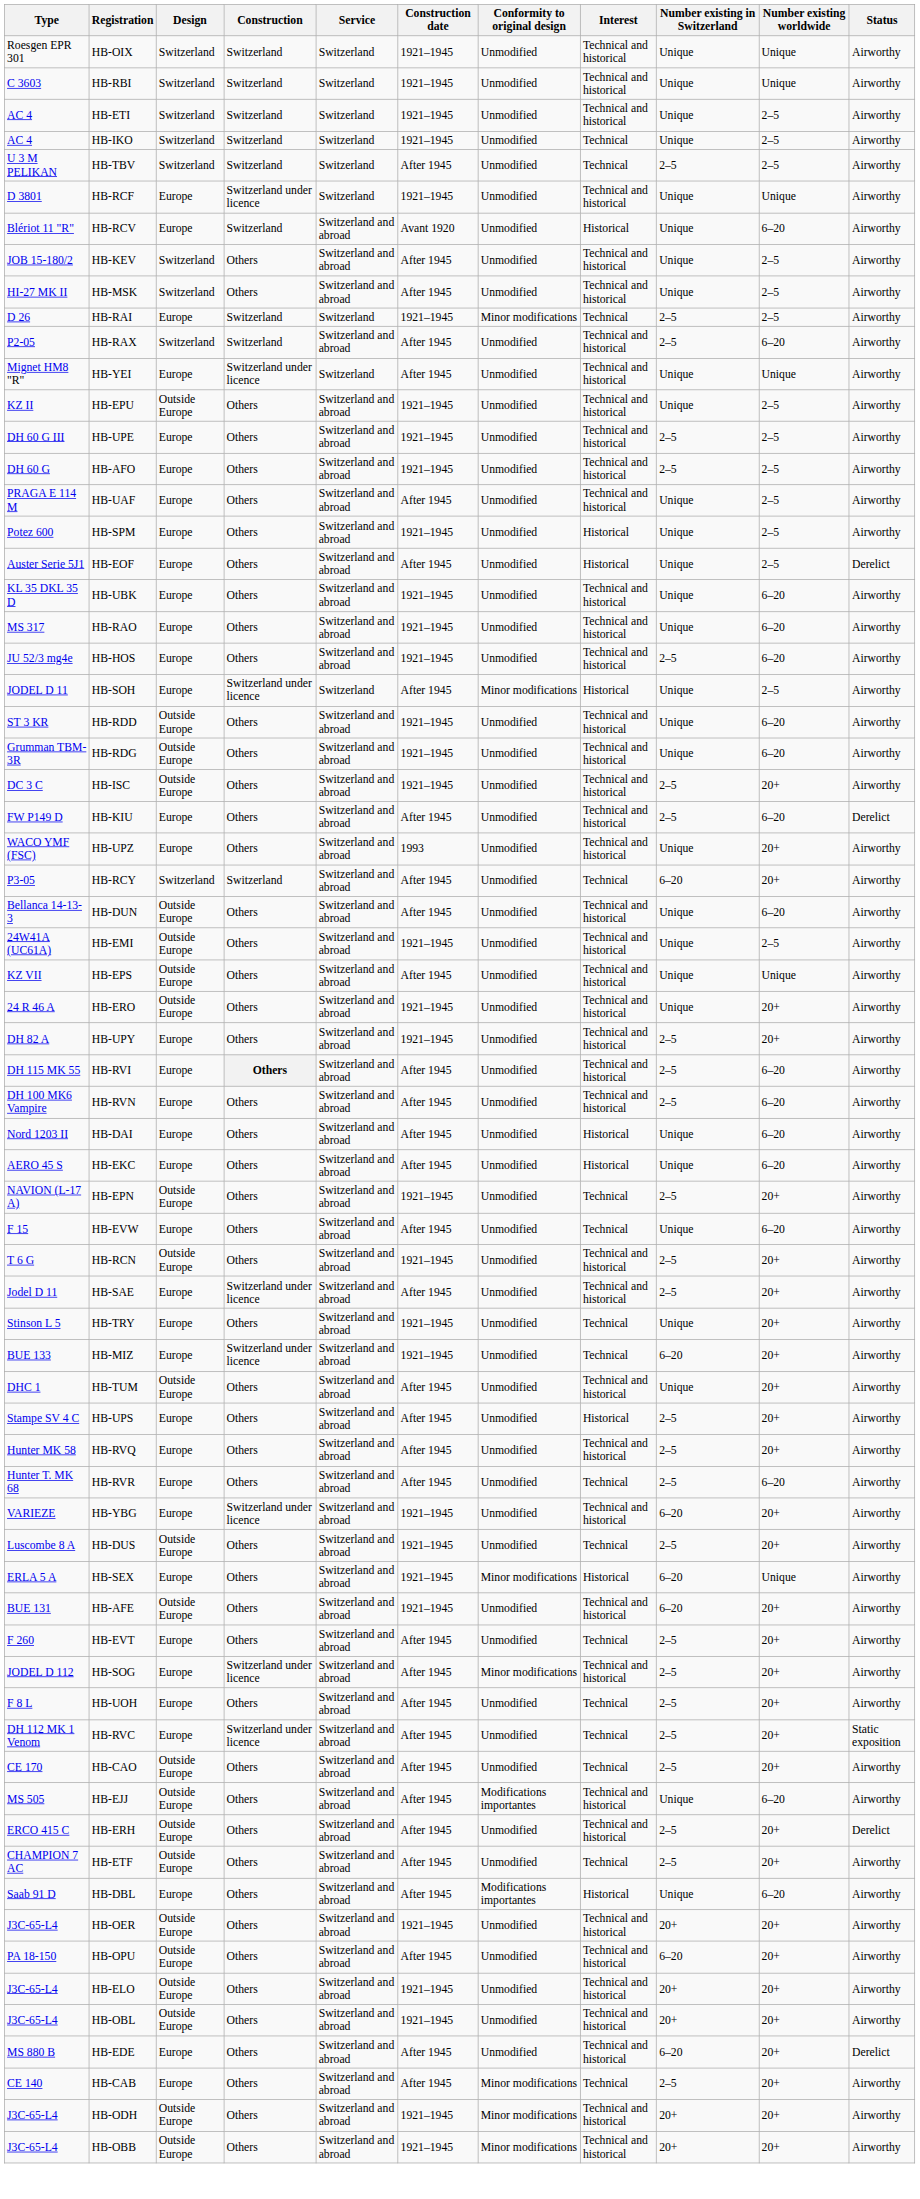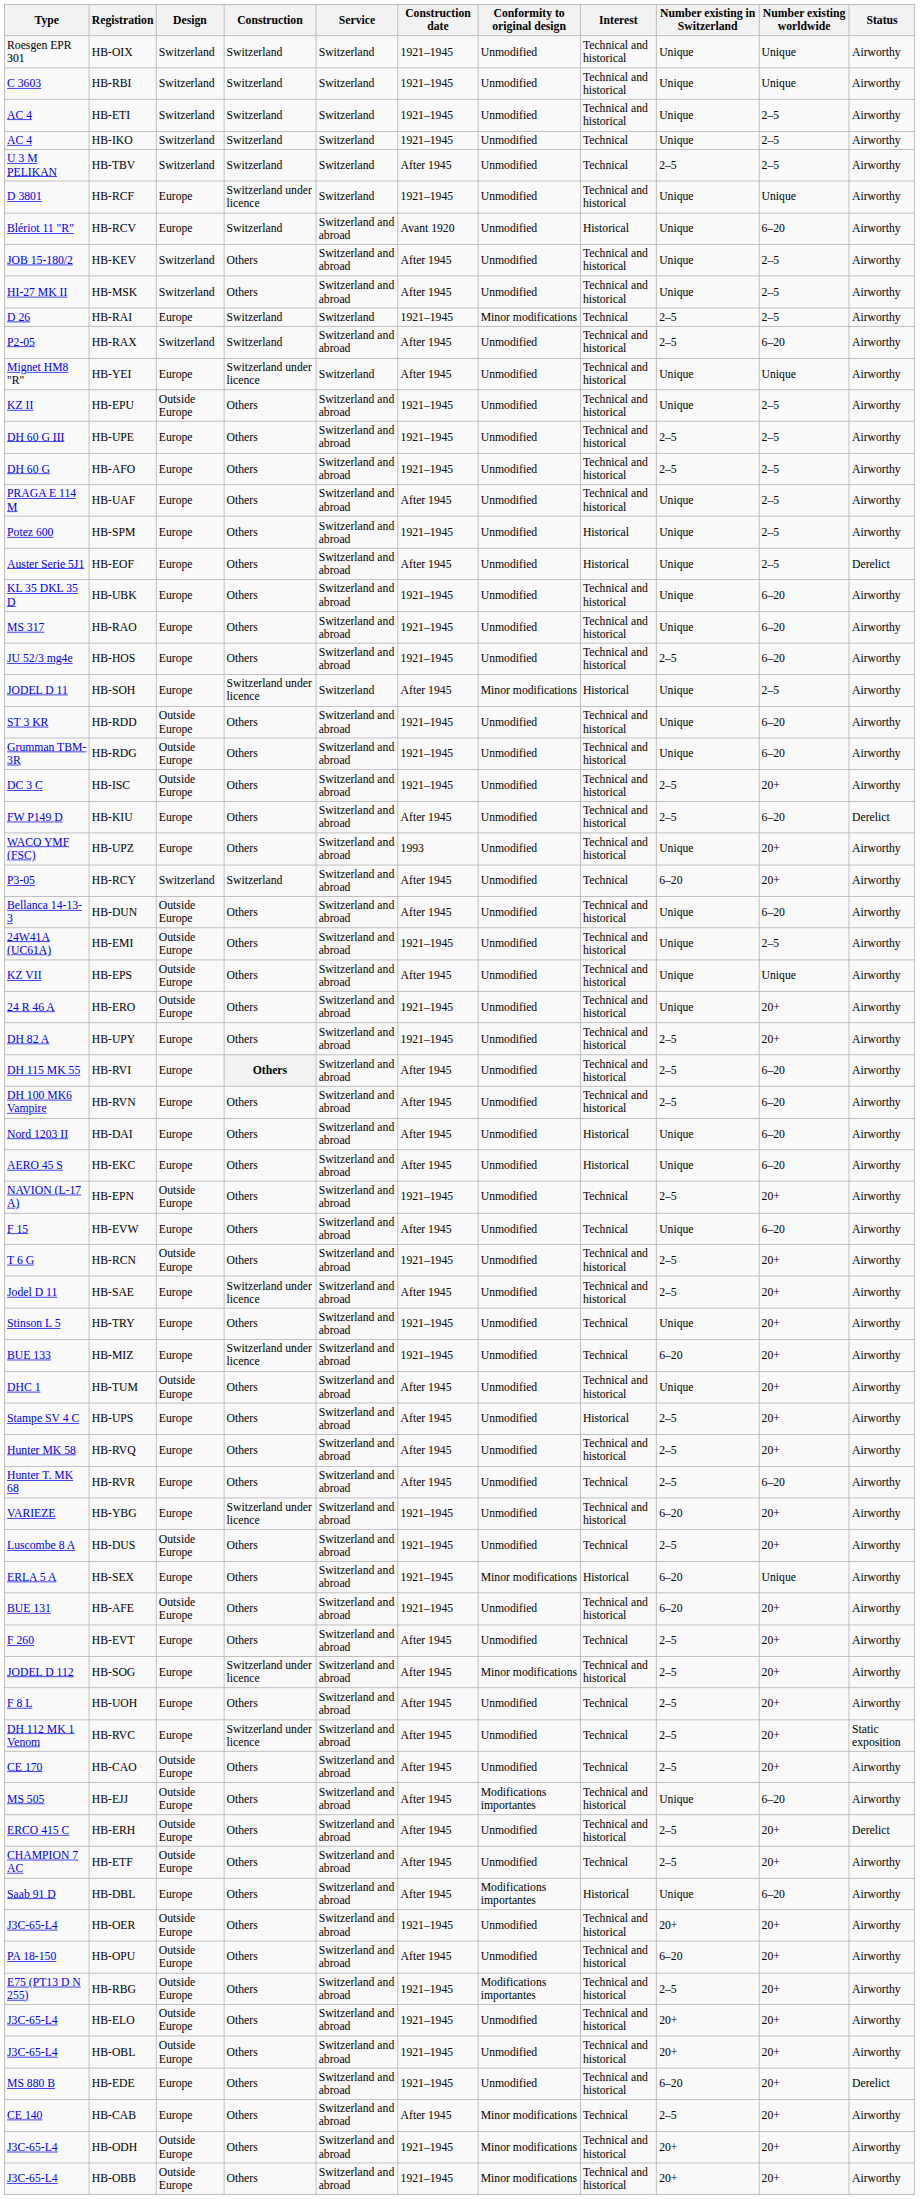+ row: (114, 1988)
(426, 2052) After 1945 -> (427, 2083) 1921–1945
